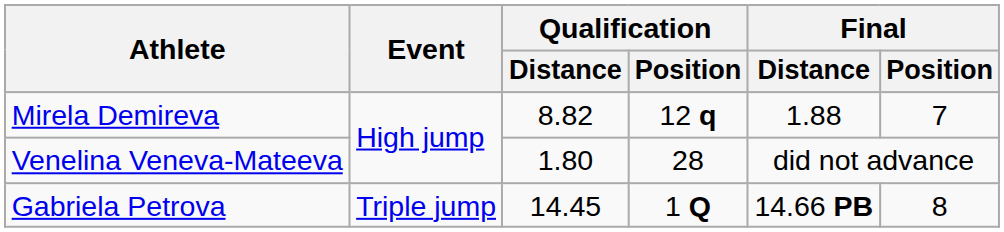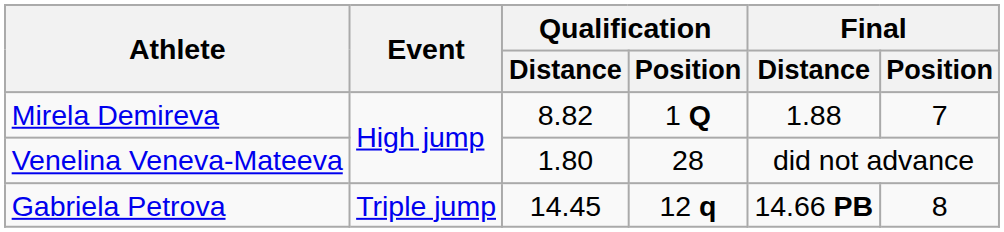(688, 115) 12 q -> (688, 115) 1 Q
(688, 206) 1 Q -> (688, 206) 12 q
